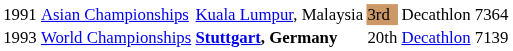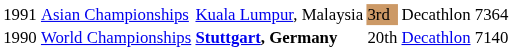(20, 37) 1993 -> (20, 37) 1990
(492, 37) 7139 -> (492, 37) 7140
